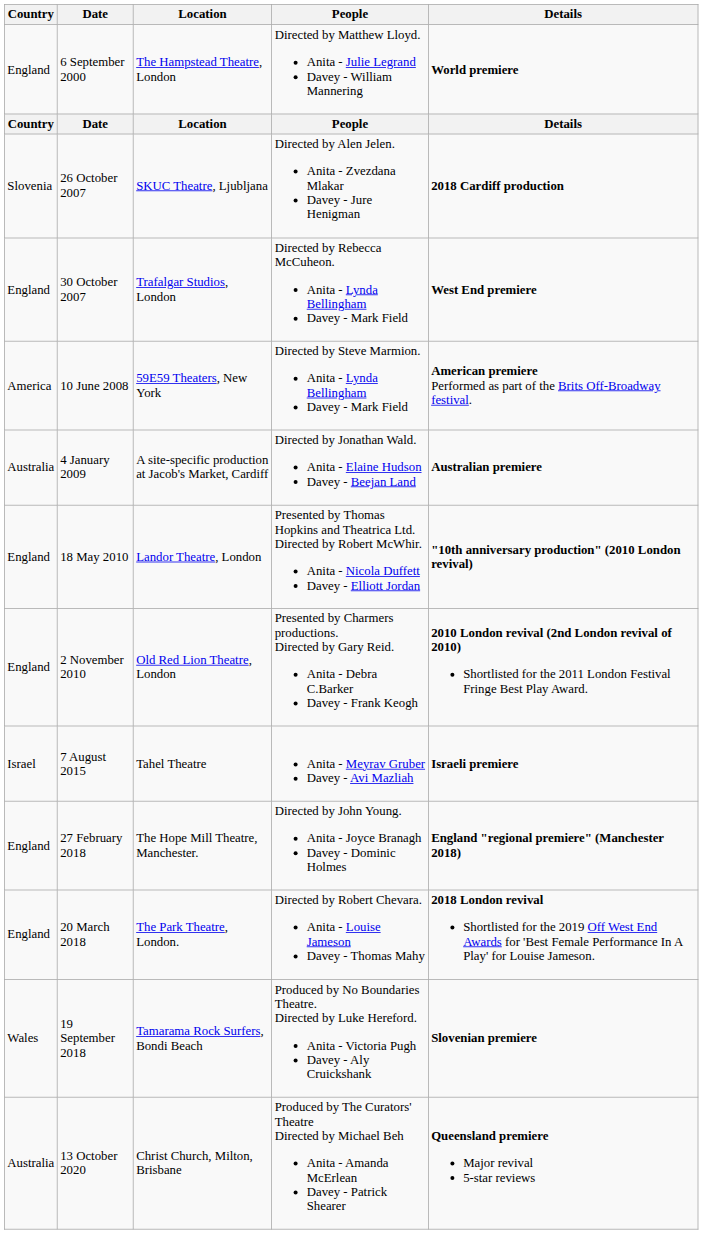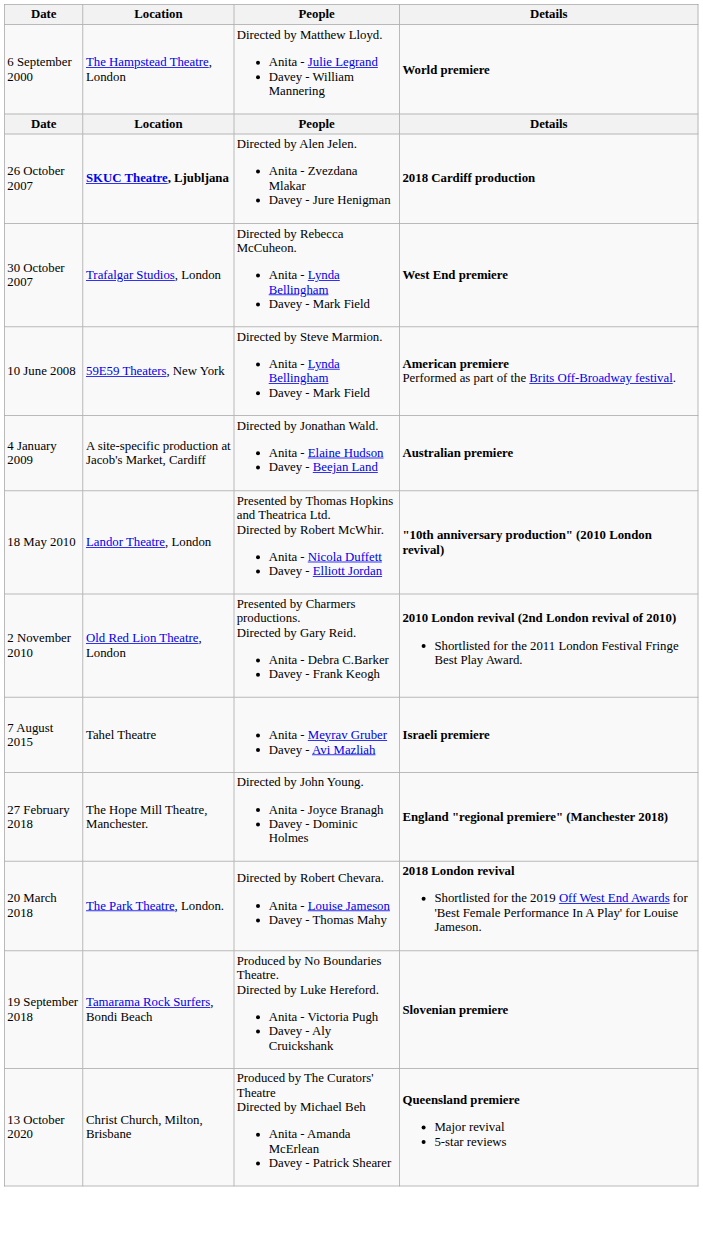- column: (31, 14)
(202, 185) normal -> (157, 178) bold
